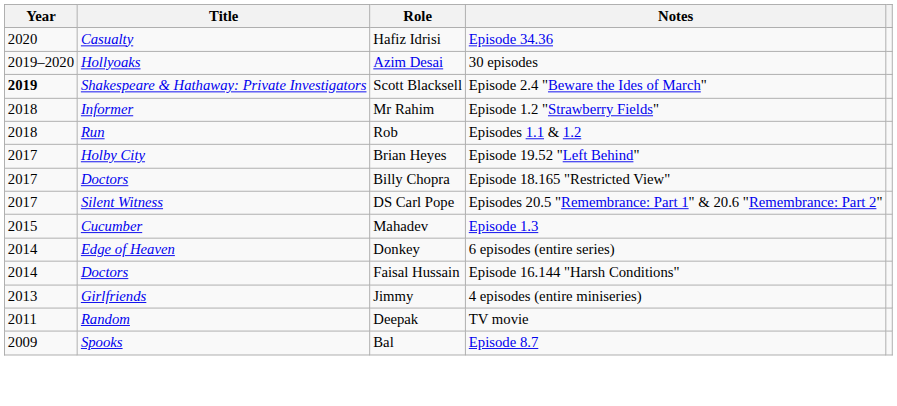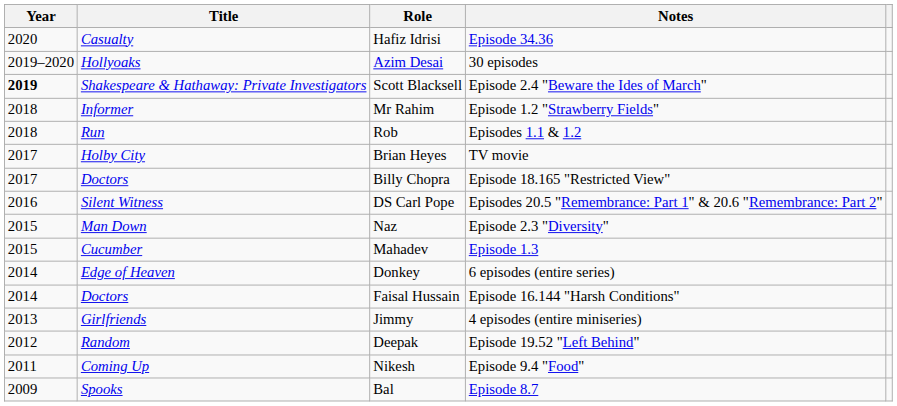(554, 156) Episode 19.52 "Left Behind" -> (499, 156) TV movie
(23, 202) 2017 -> (23, 202) 2016
+ row: (385, 226)
(22, 319) 2011 -> (23, 343) 2012
(499, 319) TV movie -> (554, 343) Episode 19.52 "Left Behind"
+ row: (394, 366)
